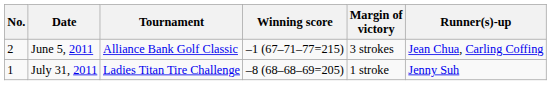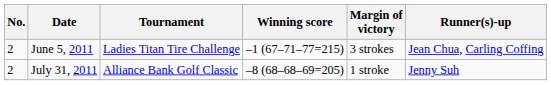(170, 49) Alliance Bank Golf Classic -> (172, 49) Ladies Titan Tire Challenge
(10, 70) 1 -> (10, 70) 2
(172, 70) Ladies Titan Tire Challenge -> (170, 70) Alliance Bank Golf Classic
